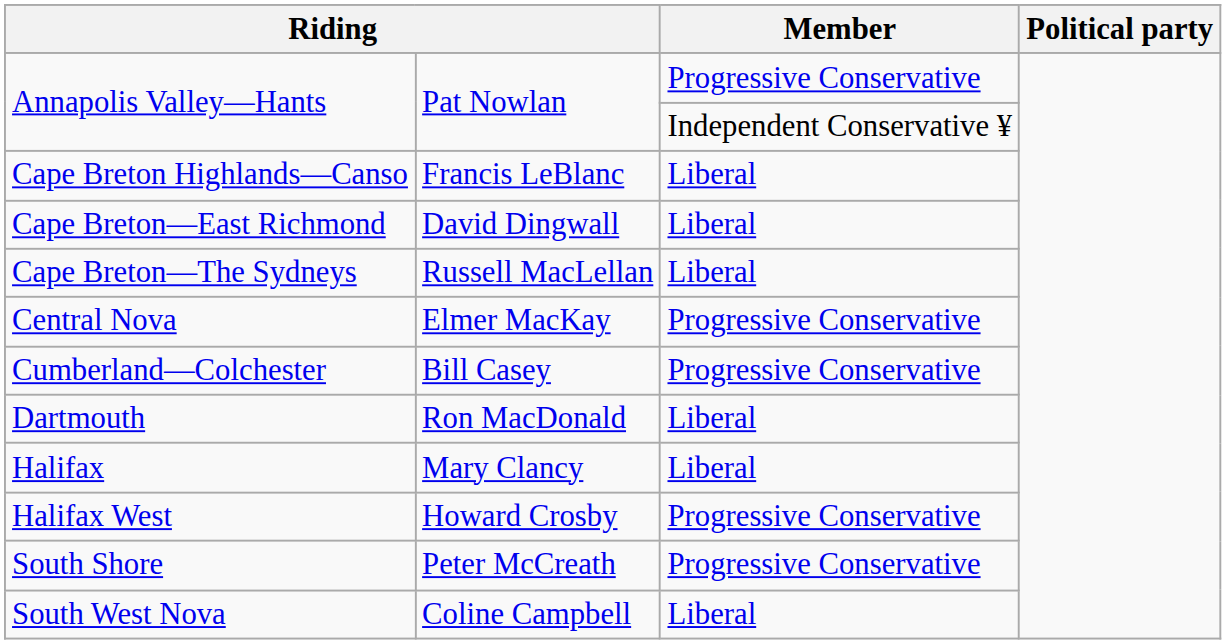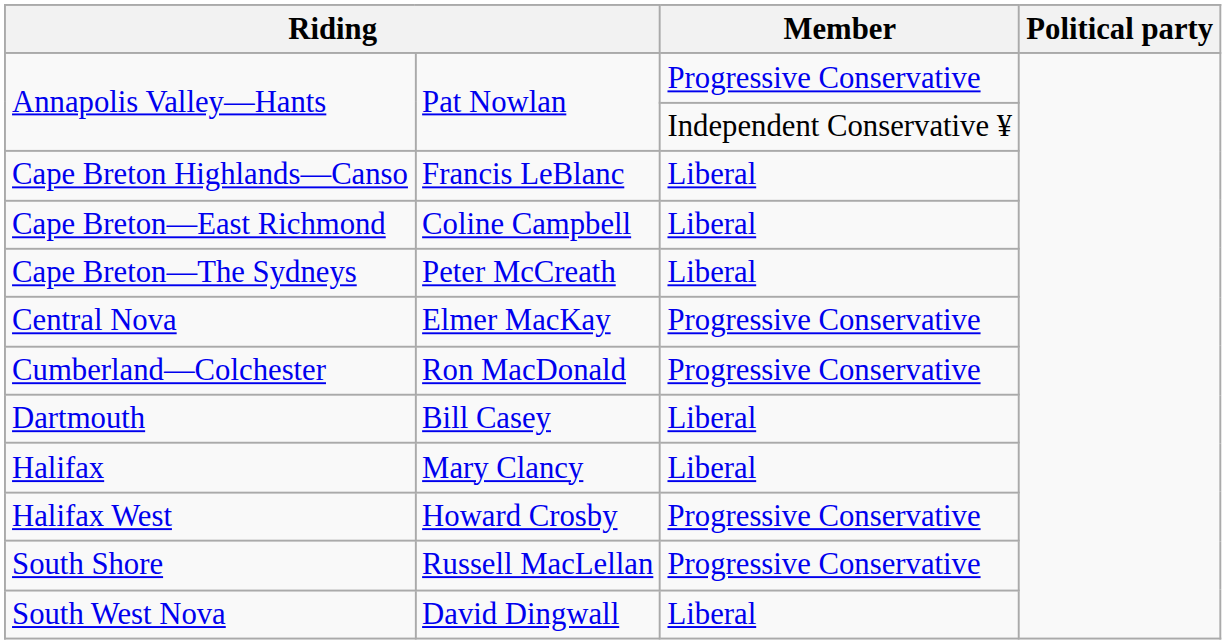(521, 223) David Dingwall -> (527, 223) Coline Campbell
(538, 272) Russell MacLellan -> (519, 272) Peter McCreath
(487, 369) Bill Casey -> (524, 369) Ron MacDonald
(524, 418) Ron MacDonald -> (487, 418) Bill Casey
(519, 564) Peter McCreath -> (538, 564) Russell MacLellan
(527, 613) Coline Campbell -> (521, 613) David Dingwall
